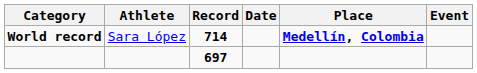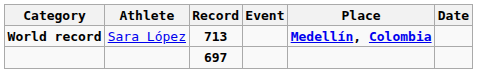columns swapped: (261, 15) <-> (449, 15)
(216, 36) 714 -> (216, 36) 713
